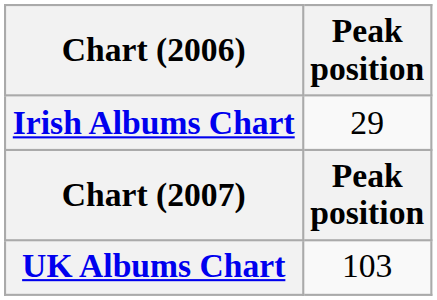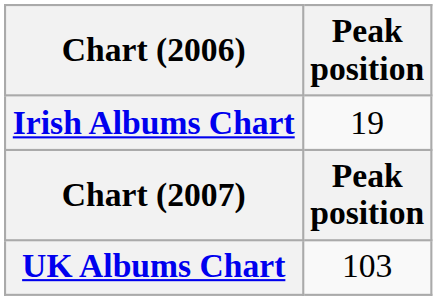(367, 122) 29 -> (367, 122) 19
